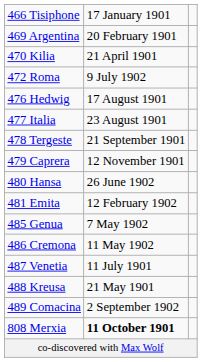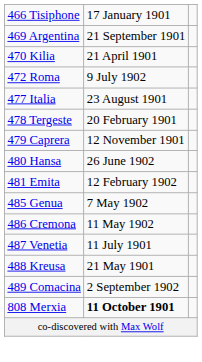(132, 36) 20 February 1901 -> (136, 36) 21 September 1901
- row: (39, 98)
(136, 140) 21 September 1901 -> (132, 119) 20 February 1901
